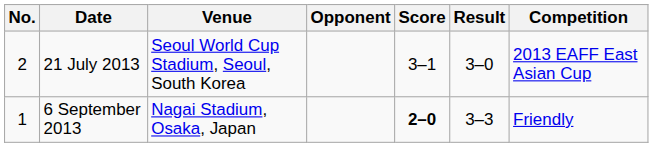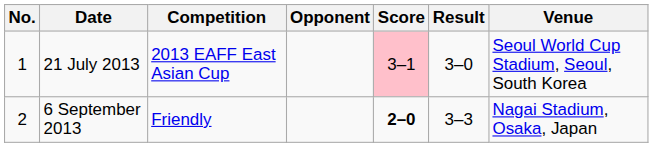columns swapped: (227, 17) <-> (579, 17)
(22, 63) 2 -> (22, 63) 1
(422, 63) no background -> (401, 63) pink background
(22, 119) 1 -> (22, 119) 2
